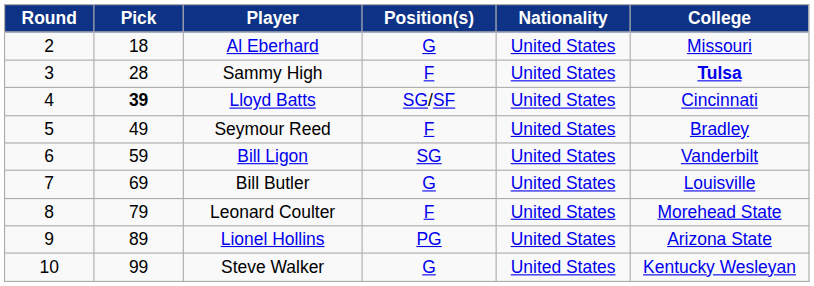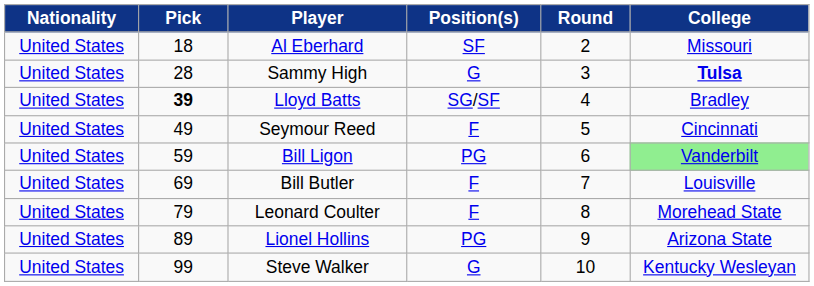columns swapped: (49, 18) <-> (563, 18)
(429, 45) G -> (474, 45) SF
(429, 73) F -> (474, 73) G
(720, 101) Cincinnati -> (720, 101) Bradley
(720, 128) Bradley -> (720, 128) Cincinnati
(429, 156) SG -> (474, 156) PG
(720, 156) no background -> (720, 156) lightgreen background
(429, 184) G -> (474, 184) F
